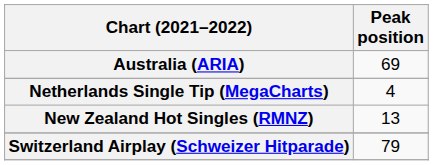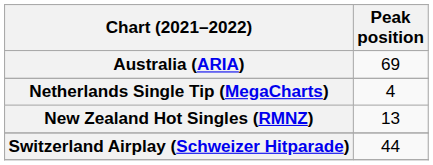(391, 145) 79 -> (391, 145) 44
